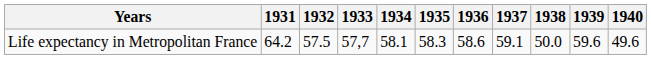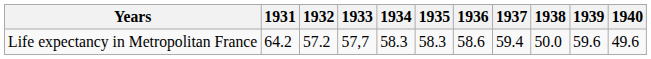(317, 41) 57.5 -> (317, 41) 57.2
(394, 41) 58.1 -> (394, 41) 58.3
(510, 41) 59.1 -> (510, 41) 59.4
